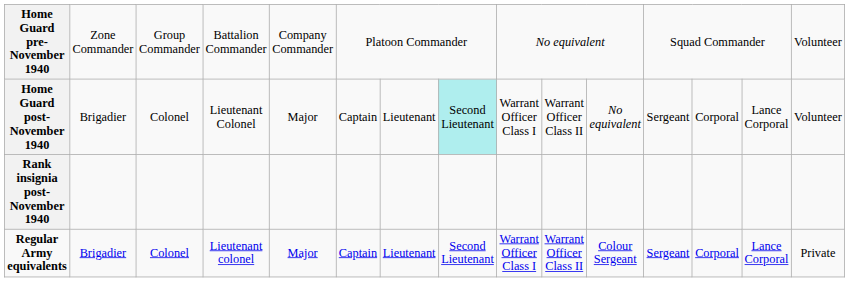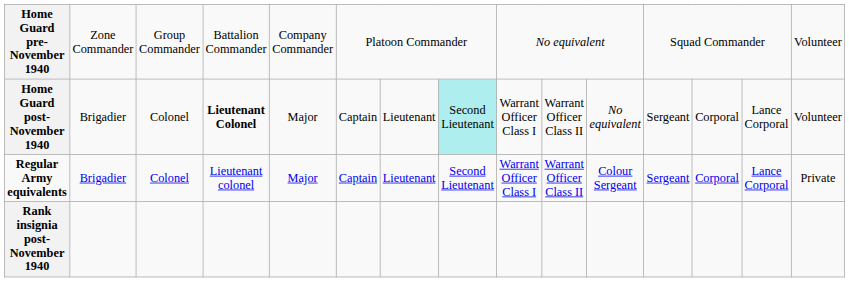(236, 116) normal -> (236, 116) bold
rows swapped: (37, 191) <-> (37, 253)
